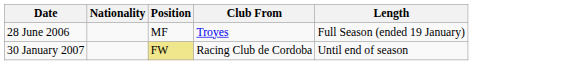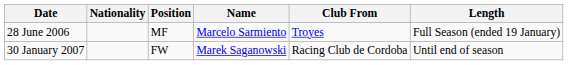+ column: (241, 13)
(160, 50) khaki background -> (160, 50) no background
